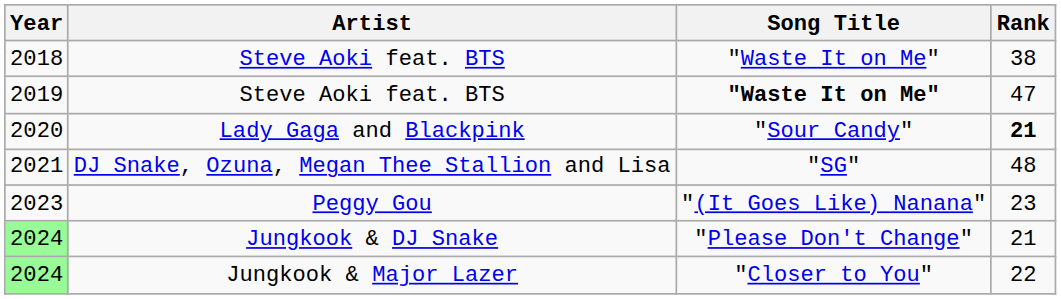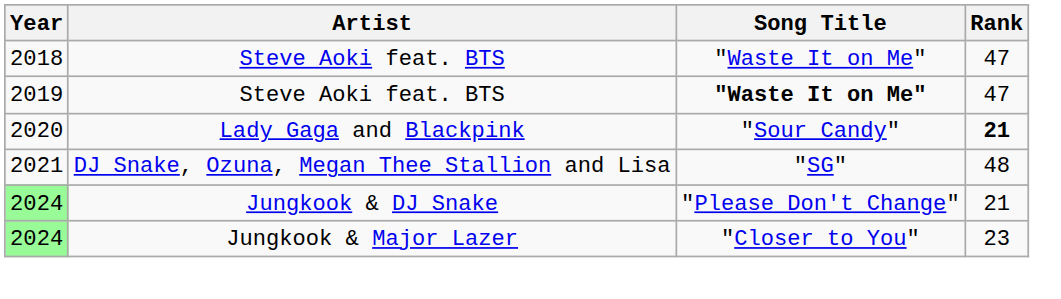(1023, 59) 38 -> (997, 59) 47
- row: (37, 203)
(1023, 275) 22 -> (997, 239) 23
